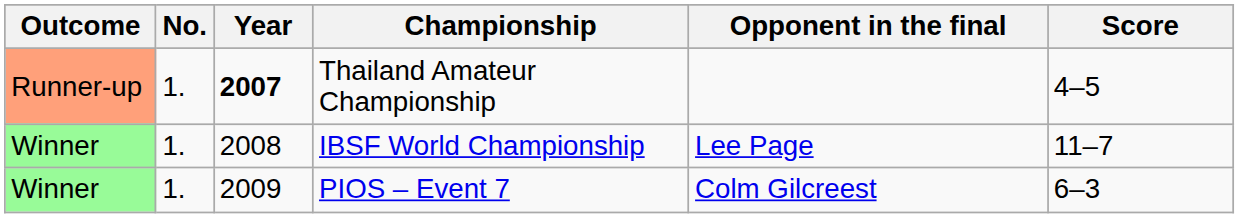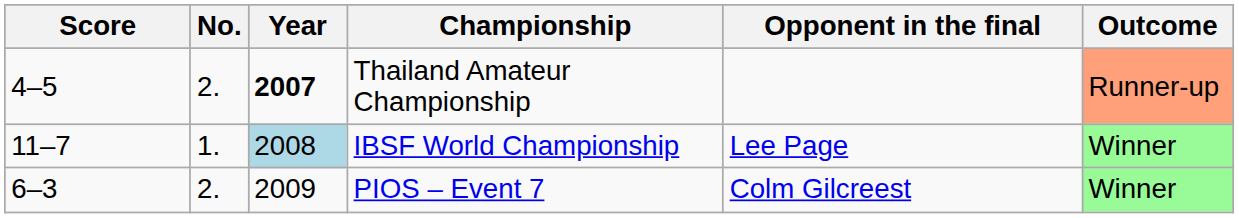columns swapped: (80, 26) <-> (1140, 26)
(174, 85) 1. -> (209, 85) 2.
(251, 145) no background -> (285, 145) lightblue background
(174, 189) 1. -> (209, 189) 2.
